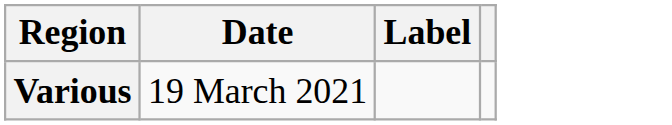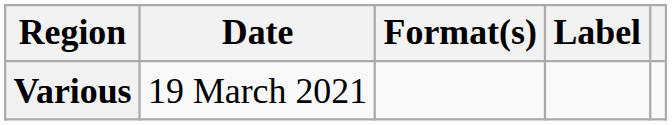+ column: (460, 32)
